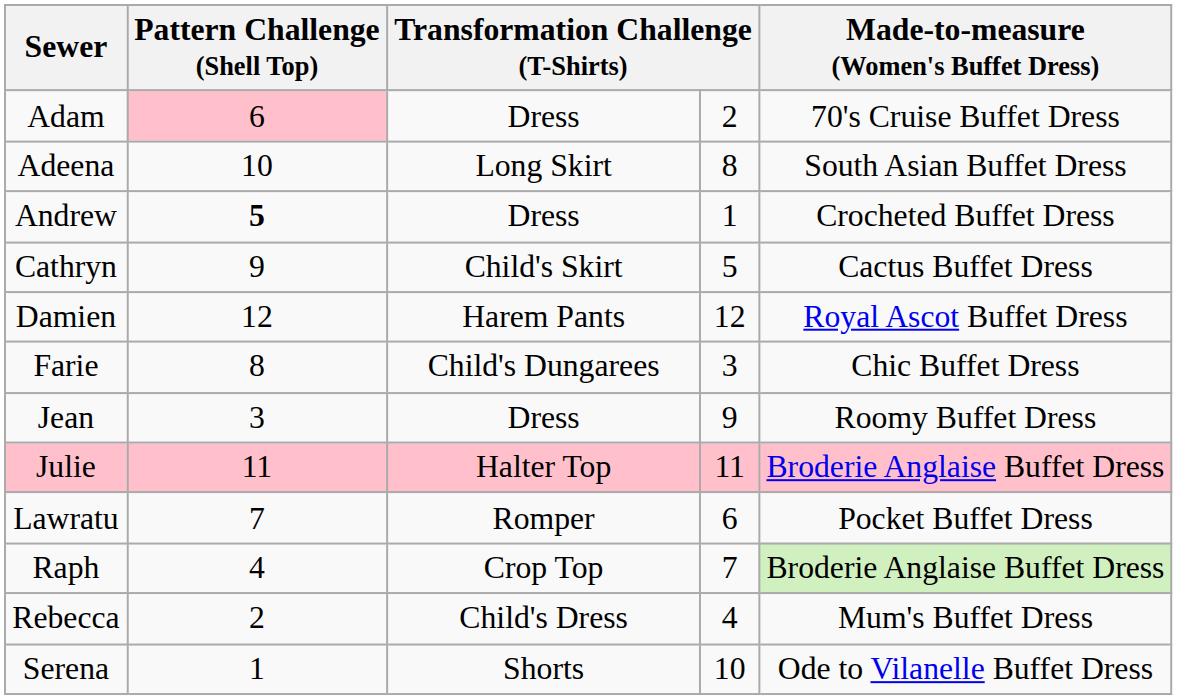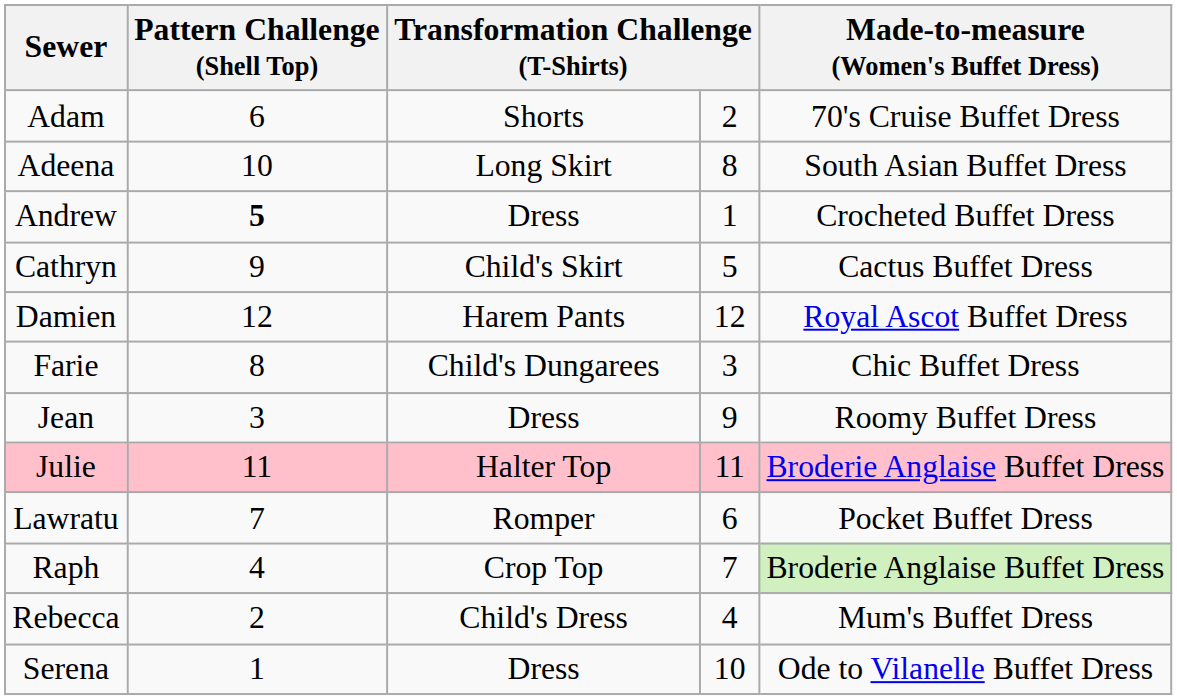(257, 115) pink background -> (257, 115) no background
(544, 115) Dress -> (544, 115) Shorts
(544, 668) Shorts -> (544, 668) Dress
